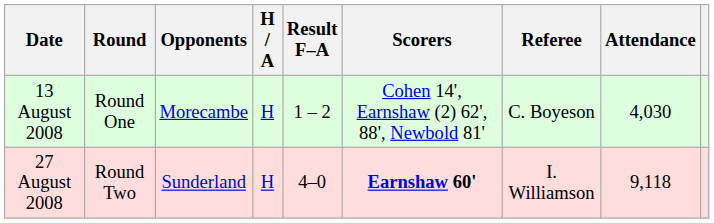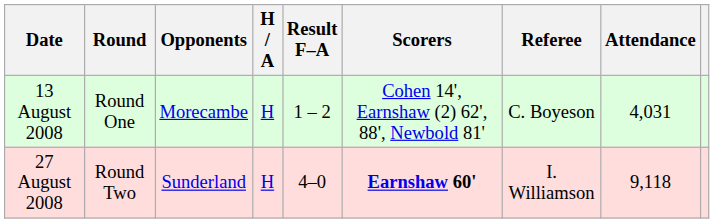(650, 111) 4,030 -> (650, 111) 4,031
